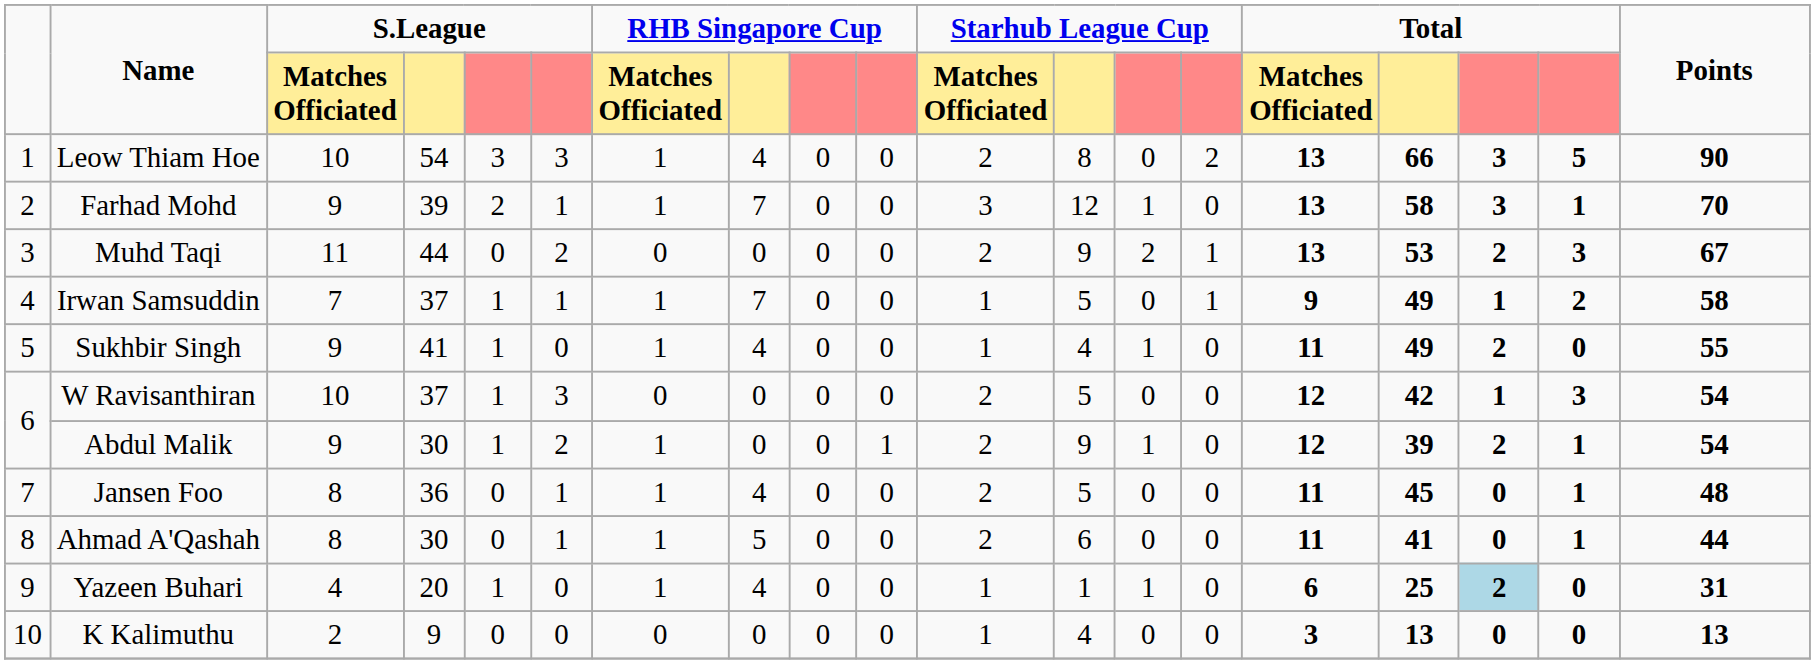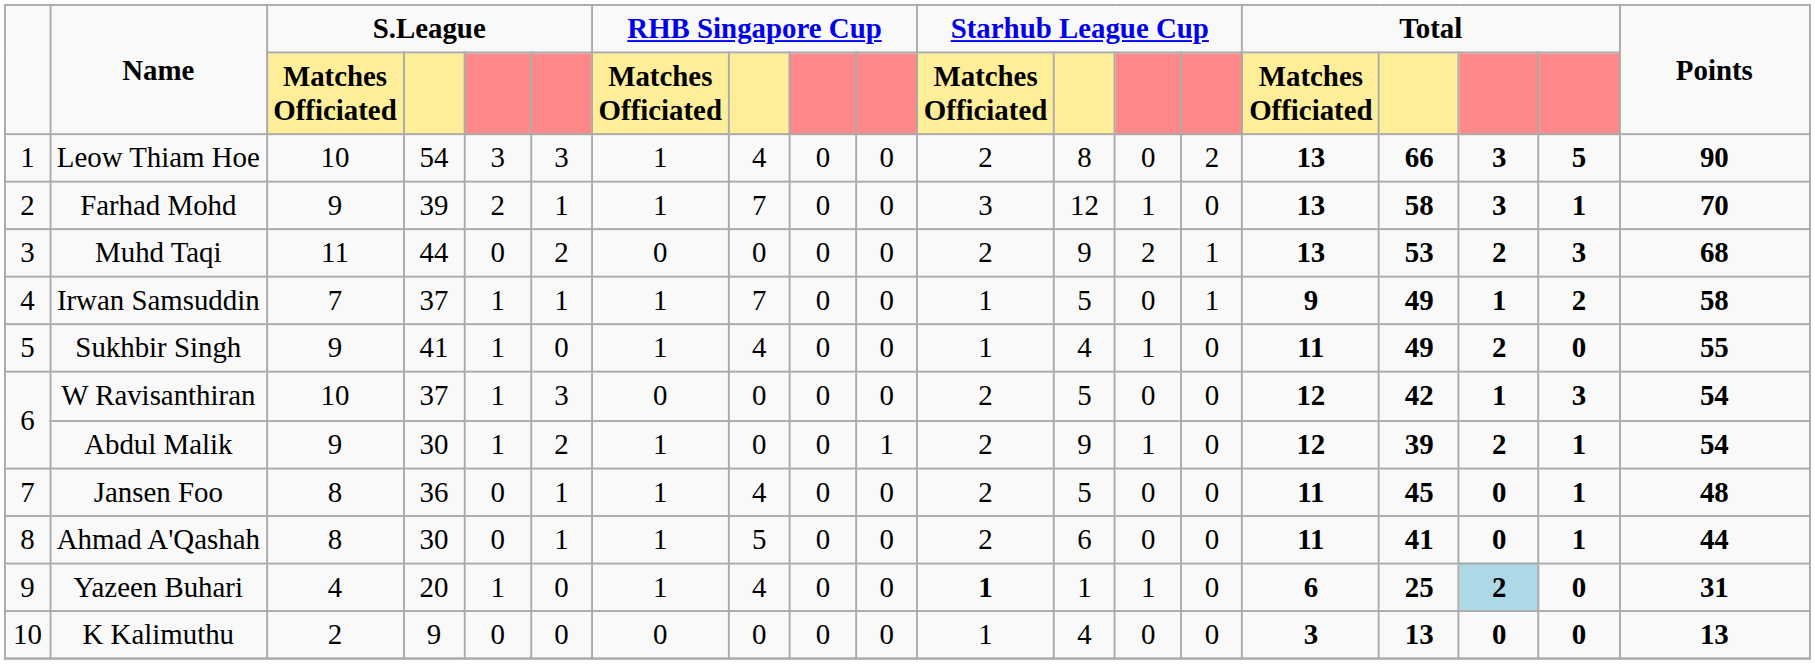(1714, 253) 67 -> (1714, 253) 68
(986, 586) normal -> (986, 586) bold
